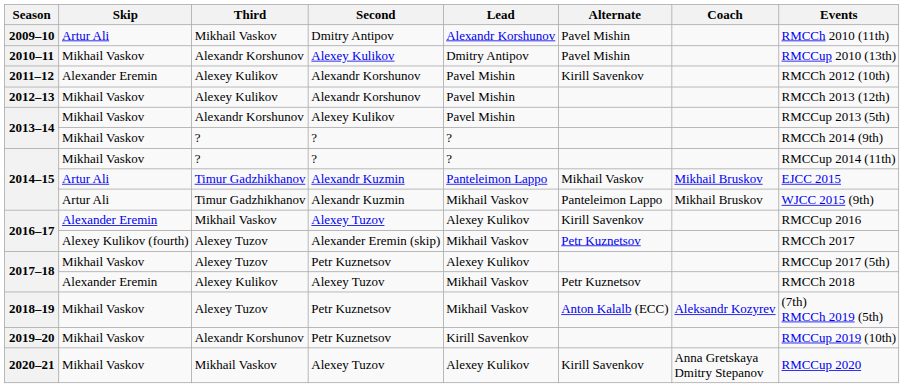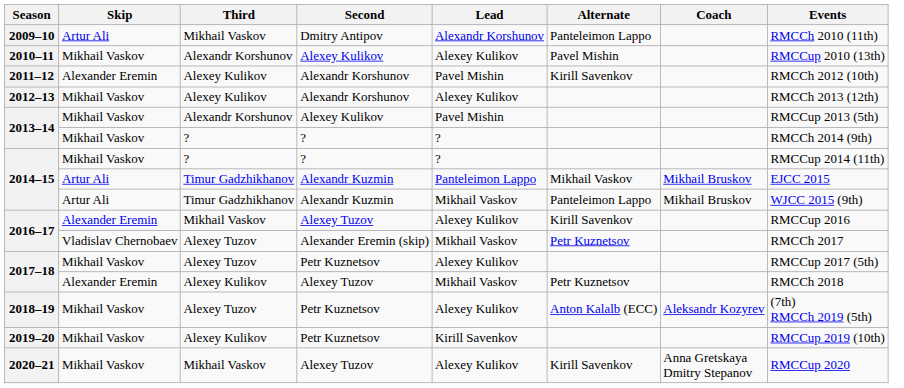(596, 35) Pavel Mishin -> (601, 35) Panteleimon Lappo
(487, 55) Dmitry Antipov -> (477, 55) Alexey Kulikov
(481, 96) Pavel Mishin -> (477, 96) Alexey Kulikov
(125, 240) Alexey Kulikov (fourth) -> (120, 240) Vladislav Chernobaev
(487, 309) Mikhail Vaskov -> (477, 309) Alexey Kulikov
(249, 337) Alexandr Korshunov -> (225, 337) Alexey Kulikov
